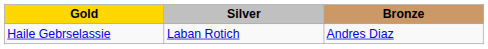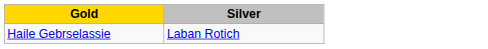- column: (404, 14)
